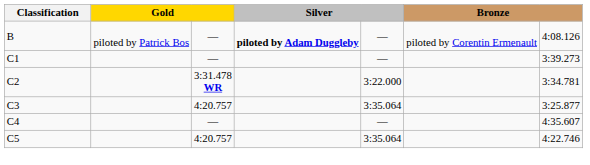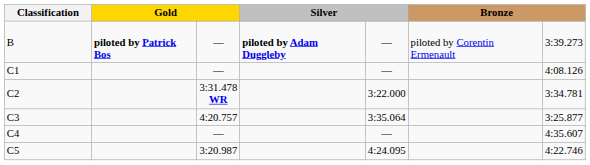(141, 42) normal -> (135, 48) bold
(561, 36) 4:08.126 -> (564, 42) 3:39.273
(561, 59) 3:39.273 -> (564, 71) 4:08.126
(213, 139) 4:20.757 -> (218, 151) 3:20.987
(382, 139) 3:35.064 -> (387, 151) 4:24.095
